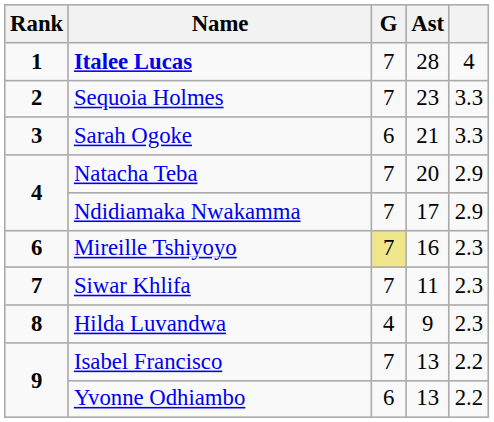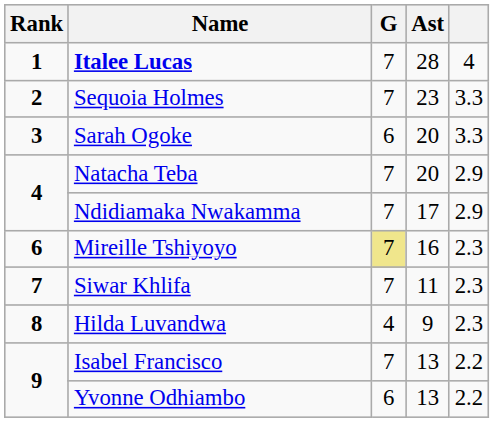(428, 136) 21 -> (428, 136) 20
